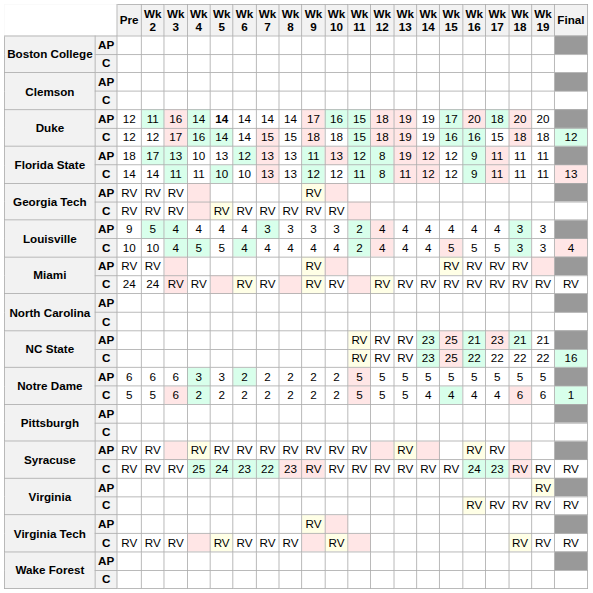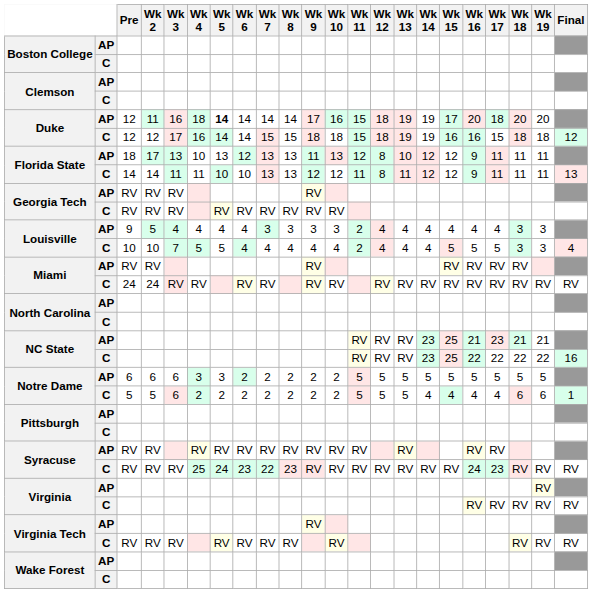(199, 119) 14 -> (199, 119) 18
(405, 156) 19 -> (405, 156) 10
(176, 248) 4 -> (176, 248) 7
